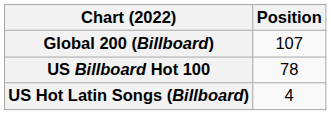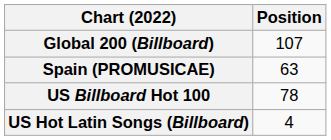+ row: (129, 69)
